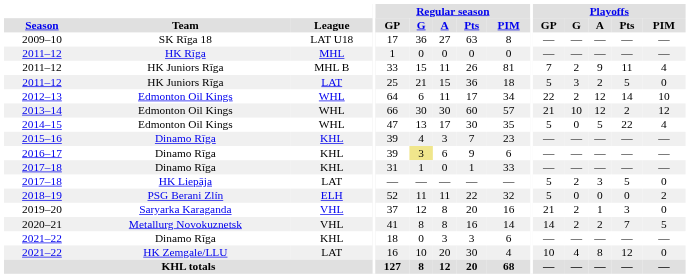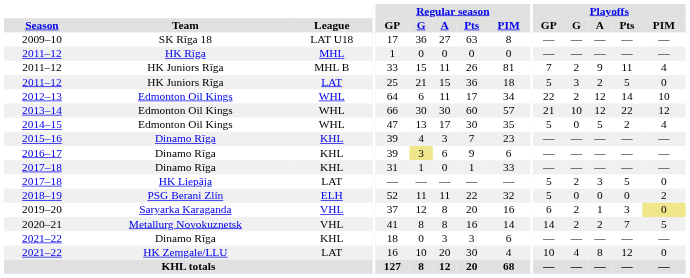(627, 110) 2 -> (627, 110) 22
(627, 124) 22 -> (627, 124) 2
(549, 210) 21 -> (549, 210) 6
(664, 210) no background -> (664, 210) khaki background
